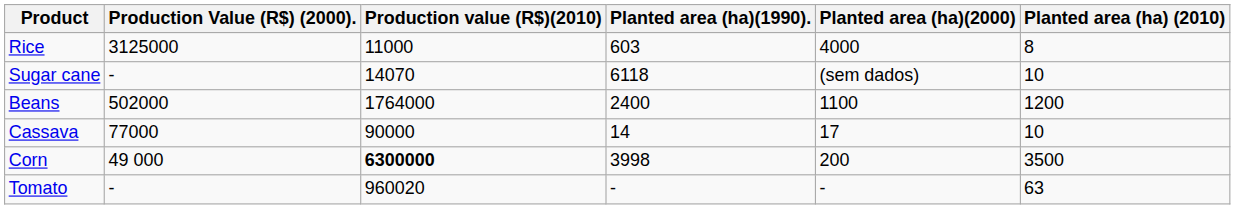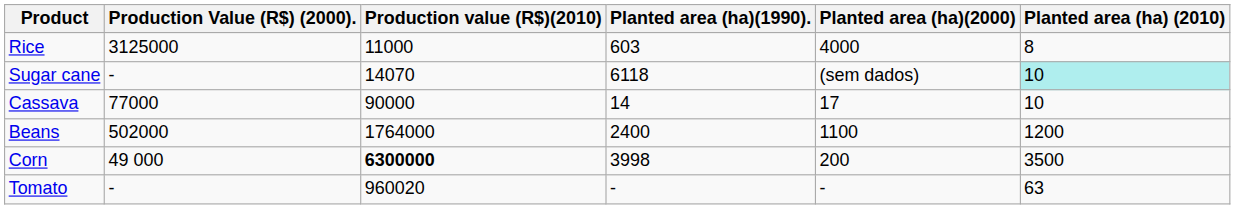(1034, 75) no background -> (1034, 75) paleturquoise background
rows swapped: (34, 103) <-> (44, 132)
